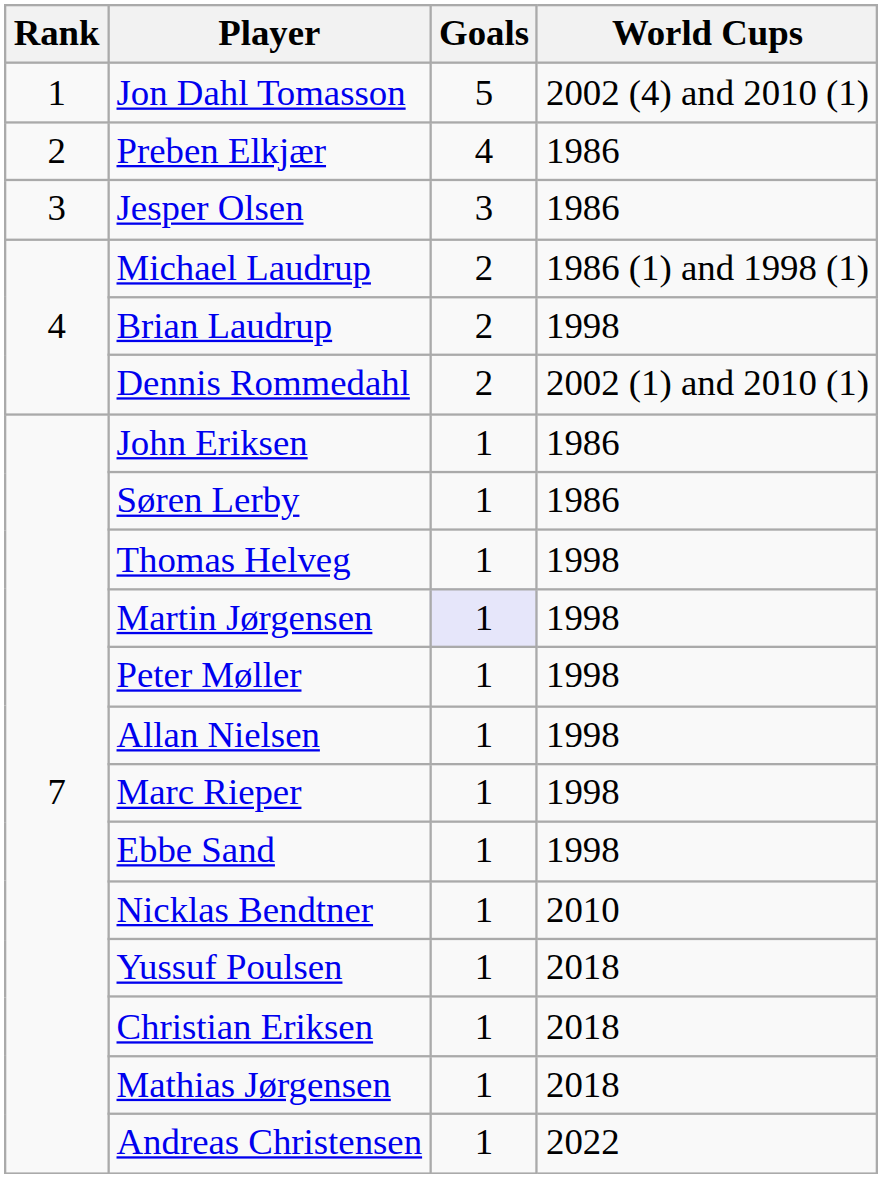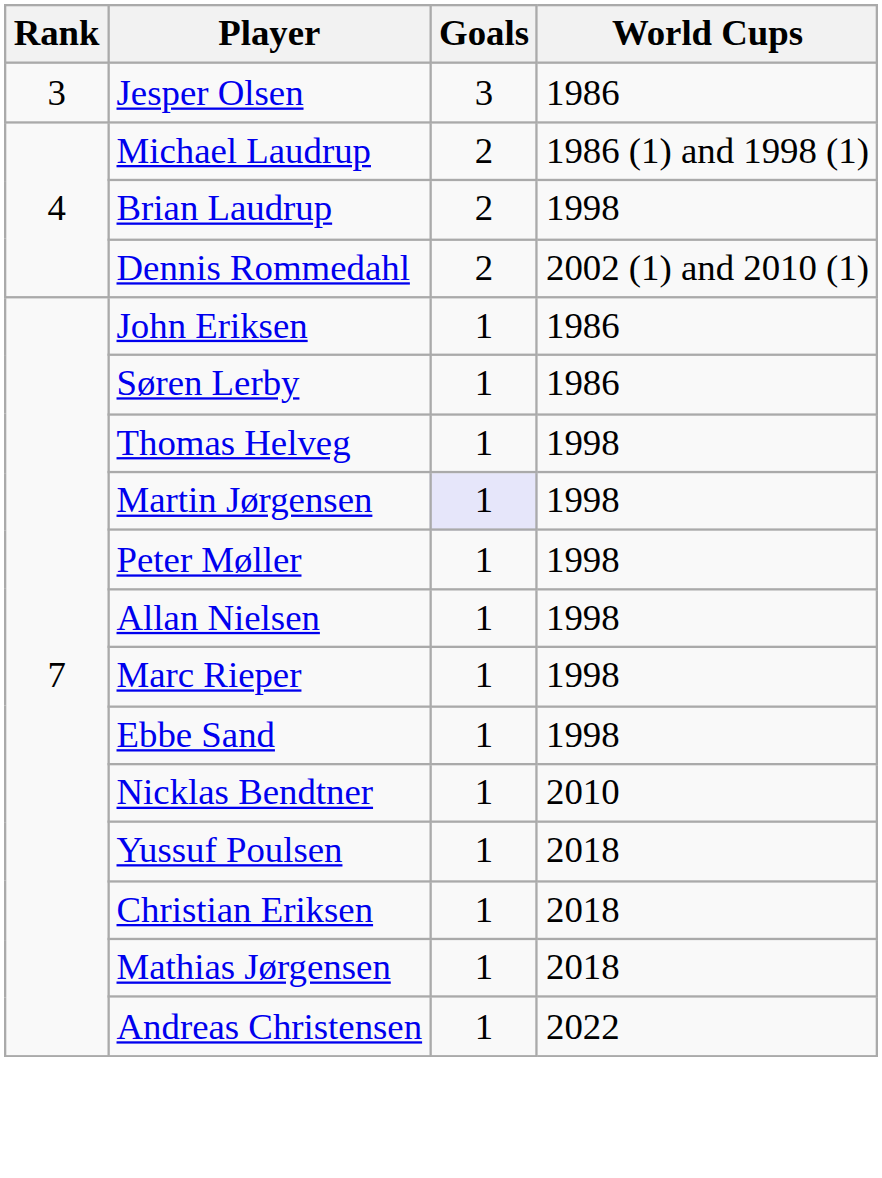- row: (261, 92)
- row: (221, 150)
